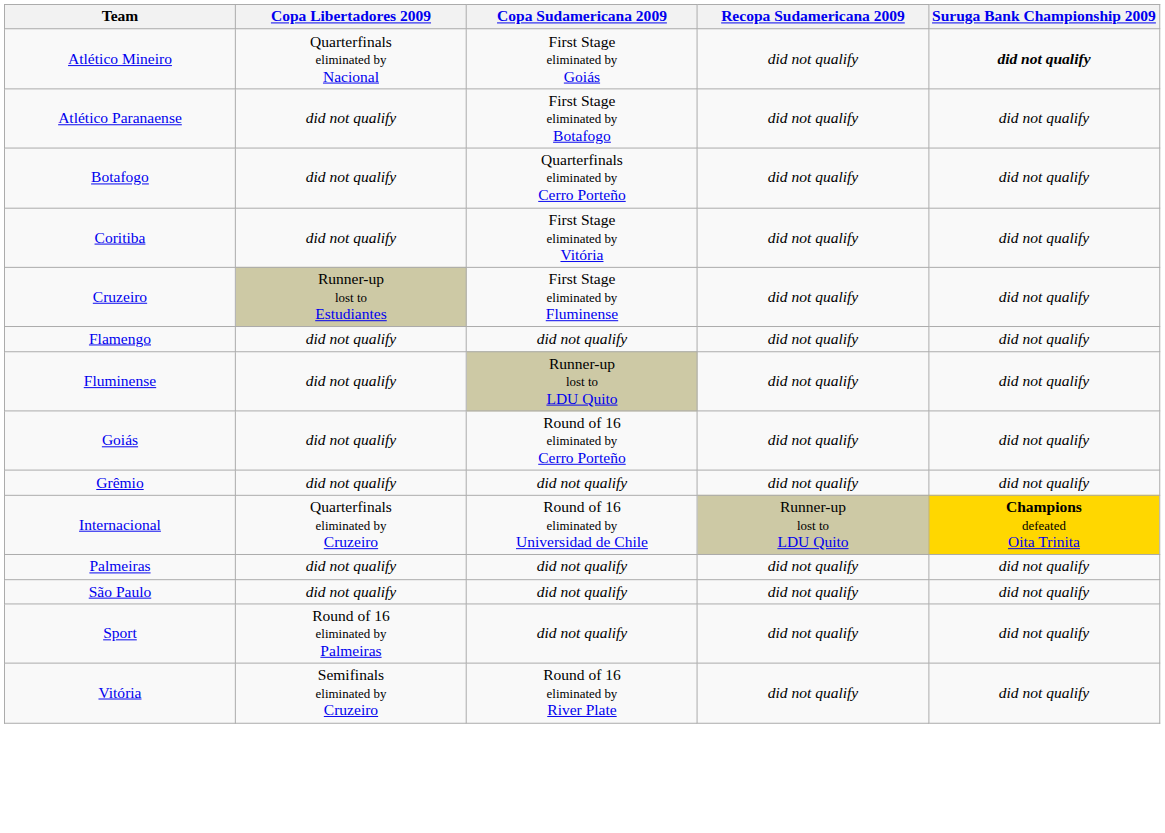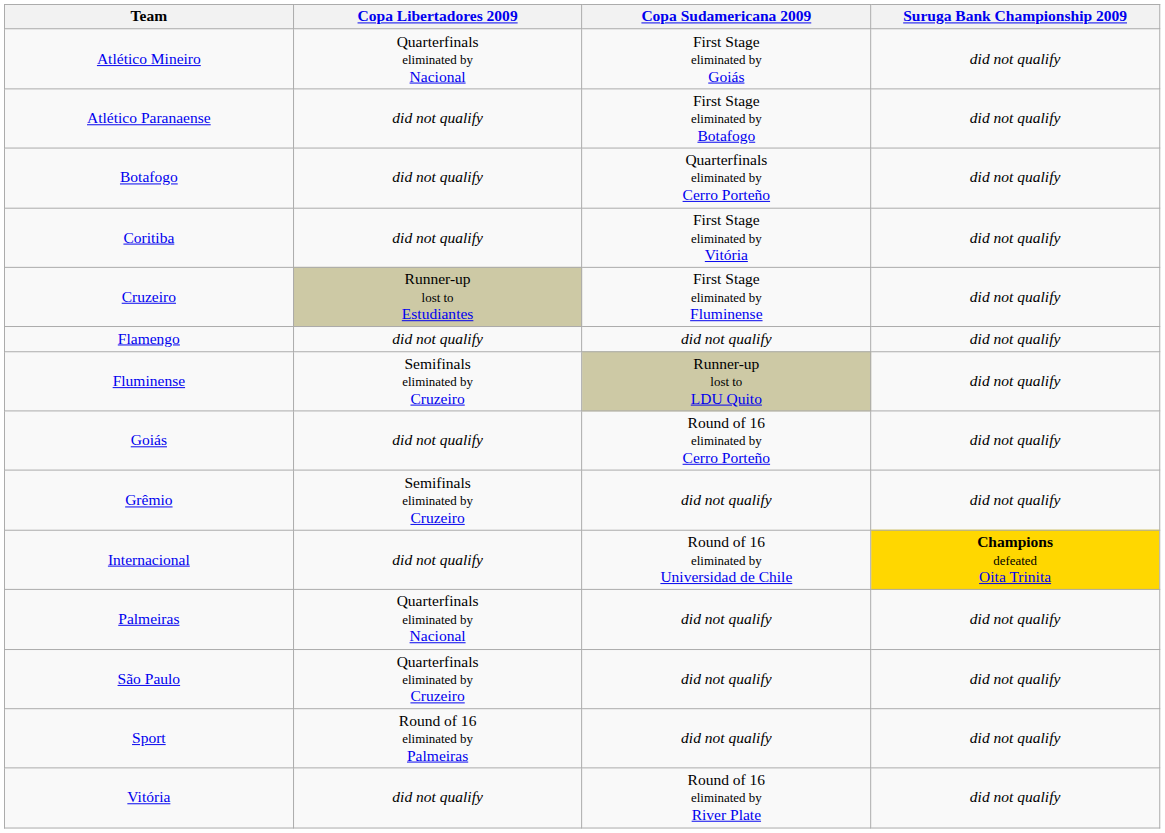- column: (813, 16)
(1044, 58) bold -> (1015, 58) normal
(351, 381) did not qualify -> (438, 381) Semifinals eliminated by Cruzeiro
(351, 482) did not qualify -> (438, 500) Semifinals eliminated by Cruzeiro
(351, 524) Quarterfinals eliminated by Cruzeiro -> (438, 559) did not qualify
(351, 566) did not qualify -> (438, 619) Quarterfinals eliminated by Nacional
(351, 591) did not qualify -> (438, 678) Quarterfinals eliminated by Cruzeiro
(351, 693) Semifinals eliminated by Cruzeiro -> (438, 797) did not qualify
